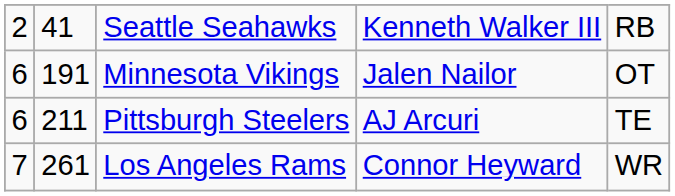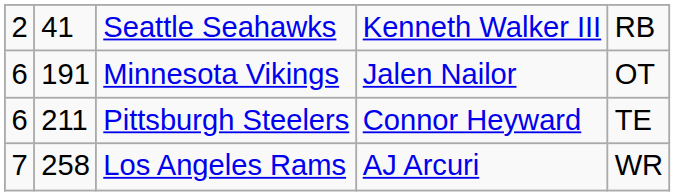(421, 119) AJ Arcuri -> (472, 119) Connor Heyward
(66, 166) 261 -> (66, 166) 258
(472, 166) Connor Heyward -> (421, 166) AJ Arcuri
